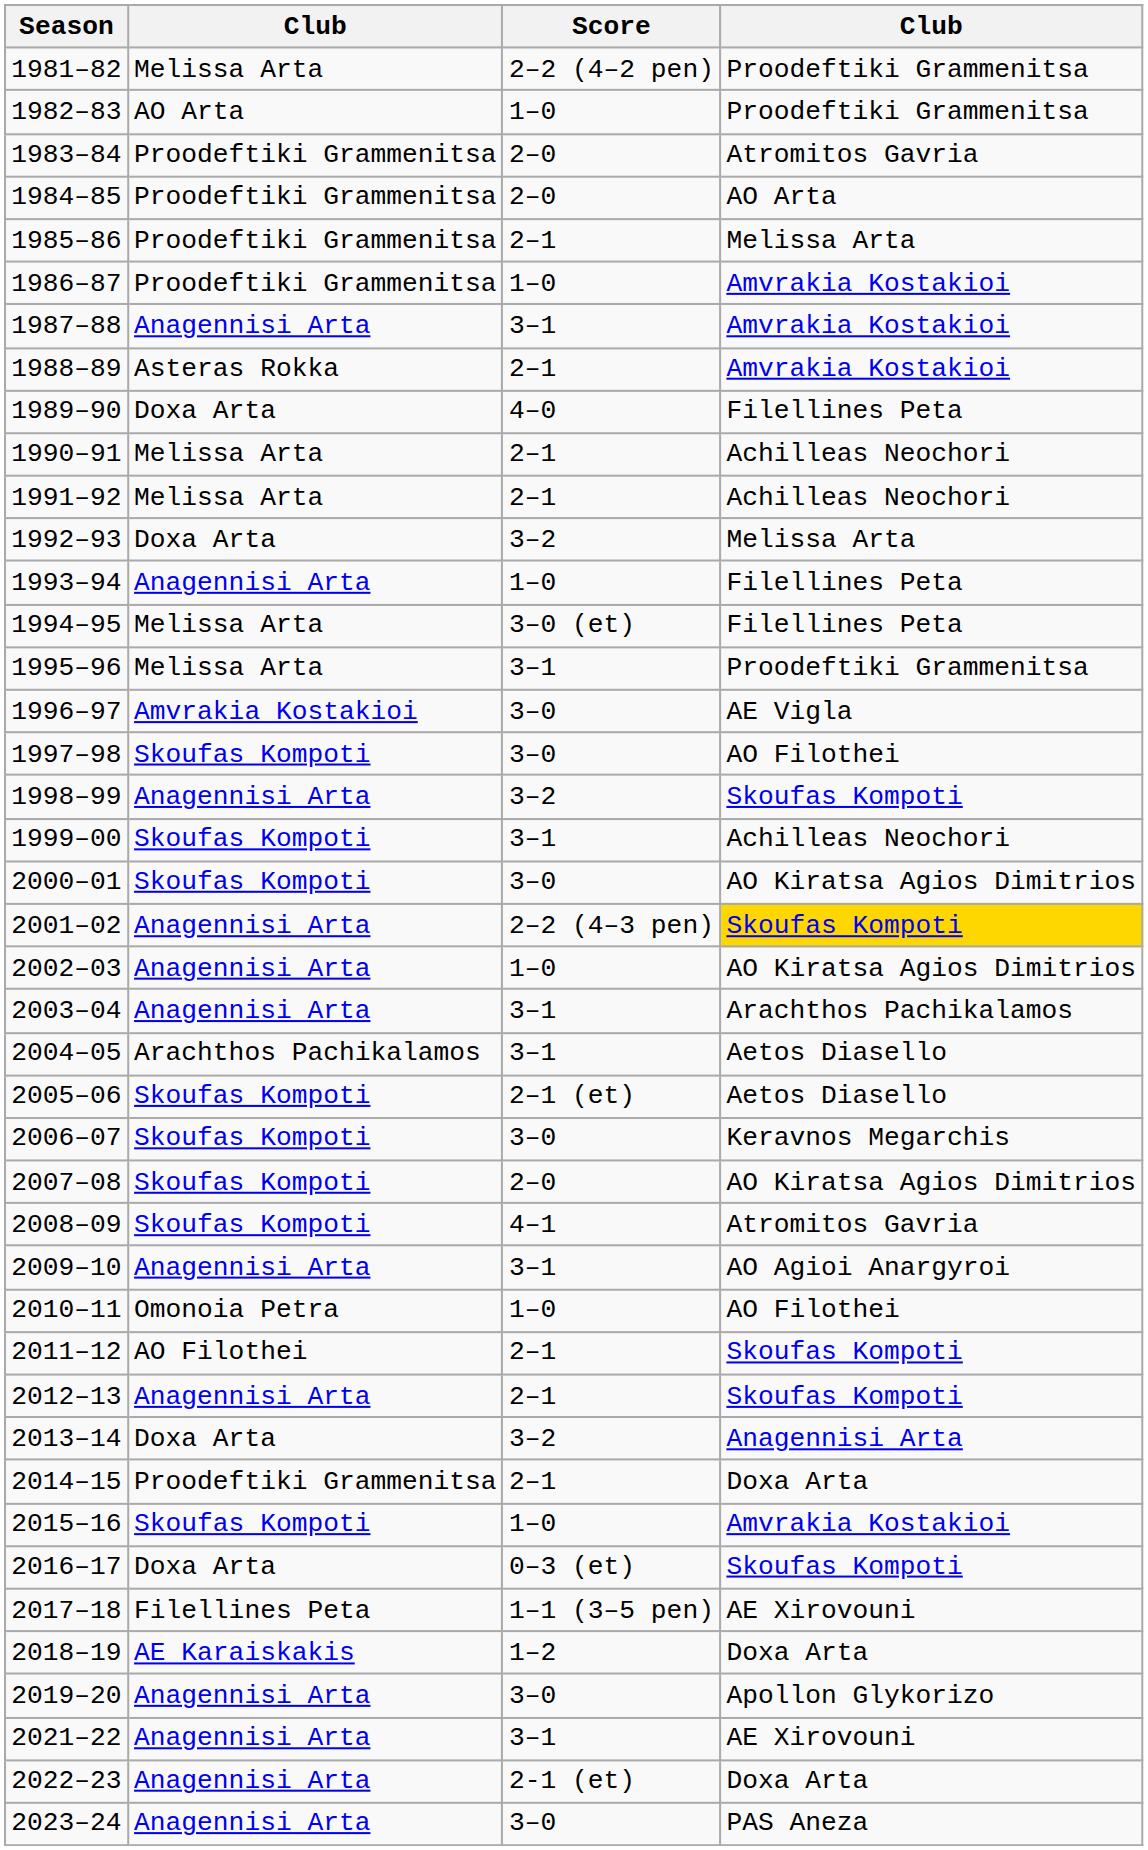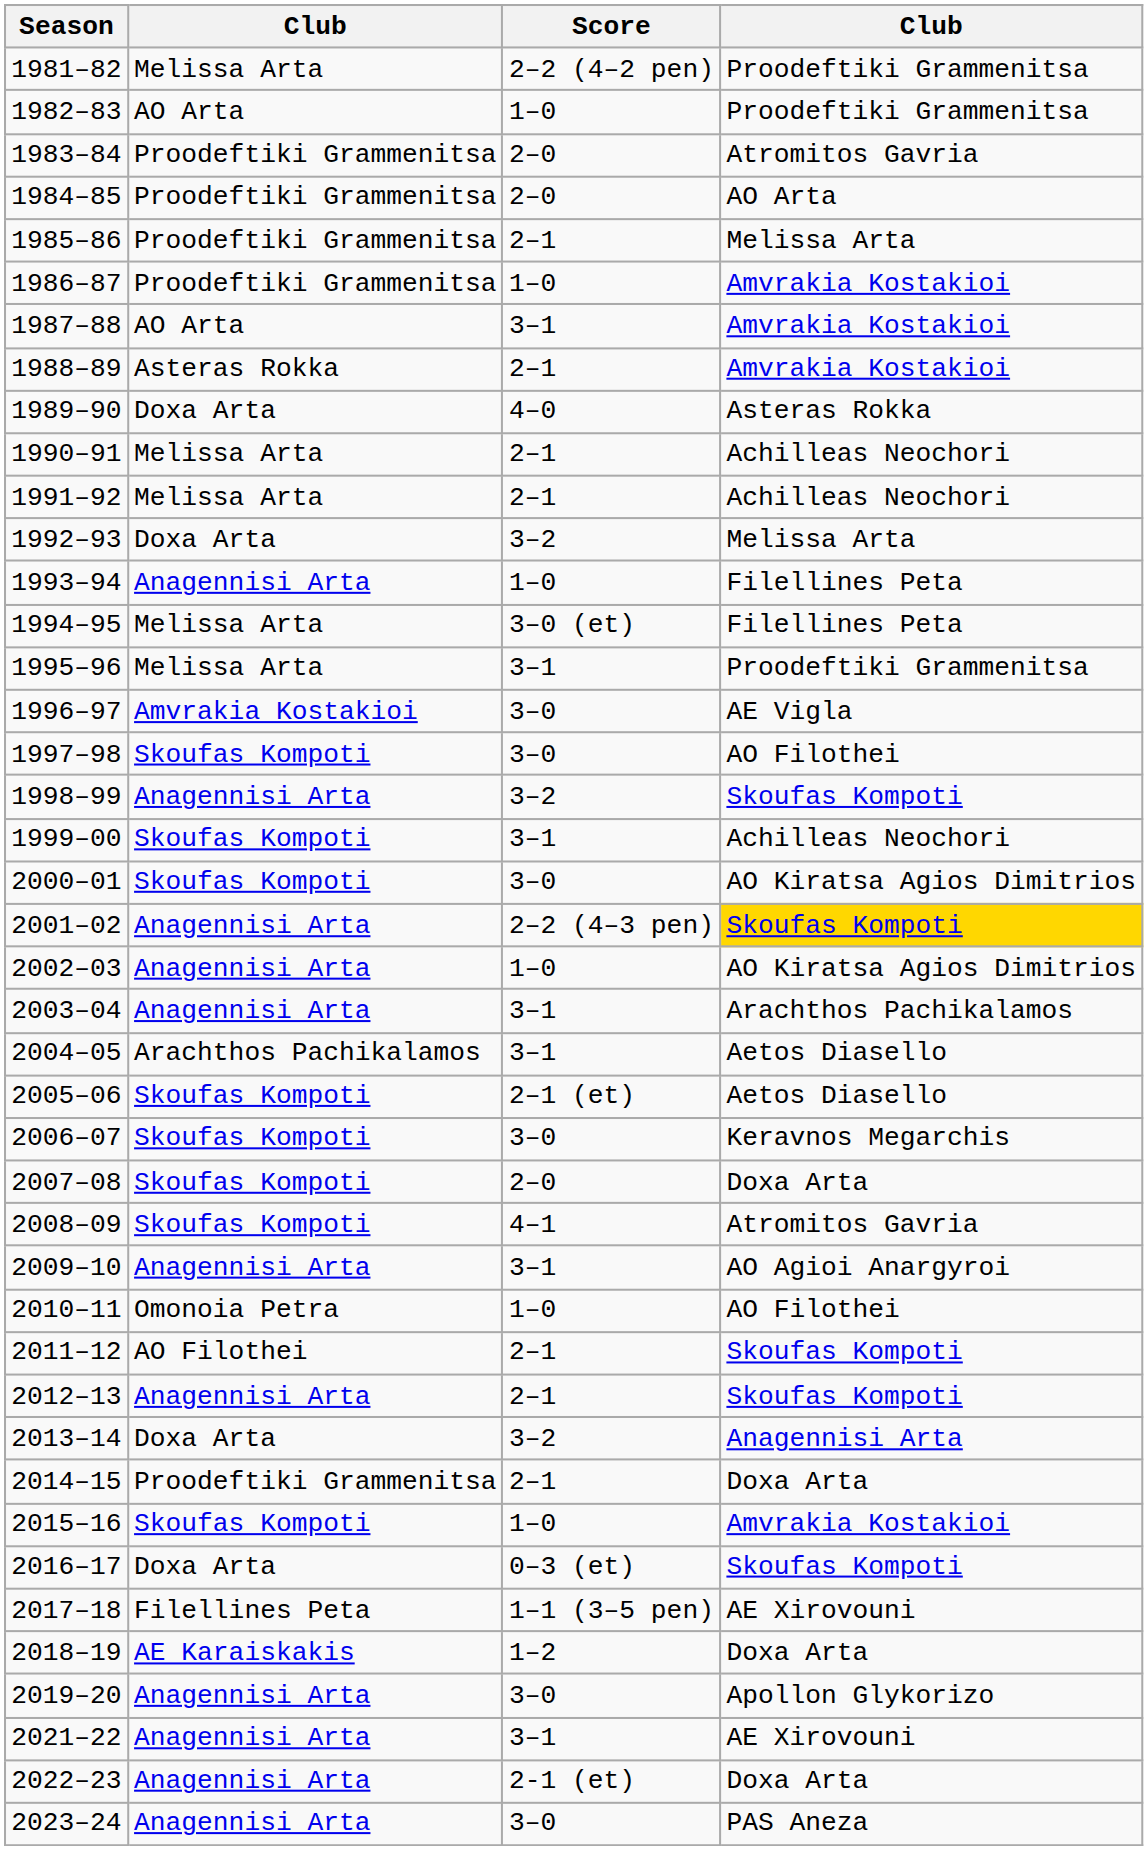(252, 326) Anagennisi Arta -> (189, 326) AO Arta
(845, 412) Filellines Peta -> (829, 412) Asteras Rokka
(931, 1182) AO Kiratsa Agios Dimitrios -> (797, 1182) Doxa Arta
